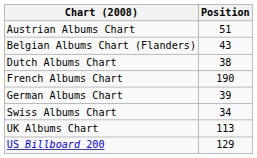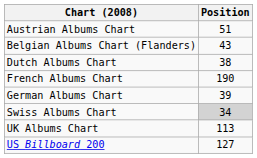(225, 112) no background -> (225, 112) lightgrey background
(225, 145) 129 -> (225, 145) 127
